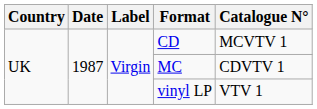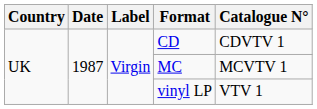(253, 41) MCVTV 1 -> (252, 41) CDVTV 1
(252, 66) CDVTV 1 -> (253, 66) MCVTV 1
